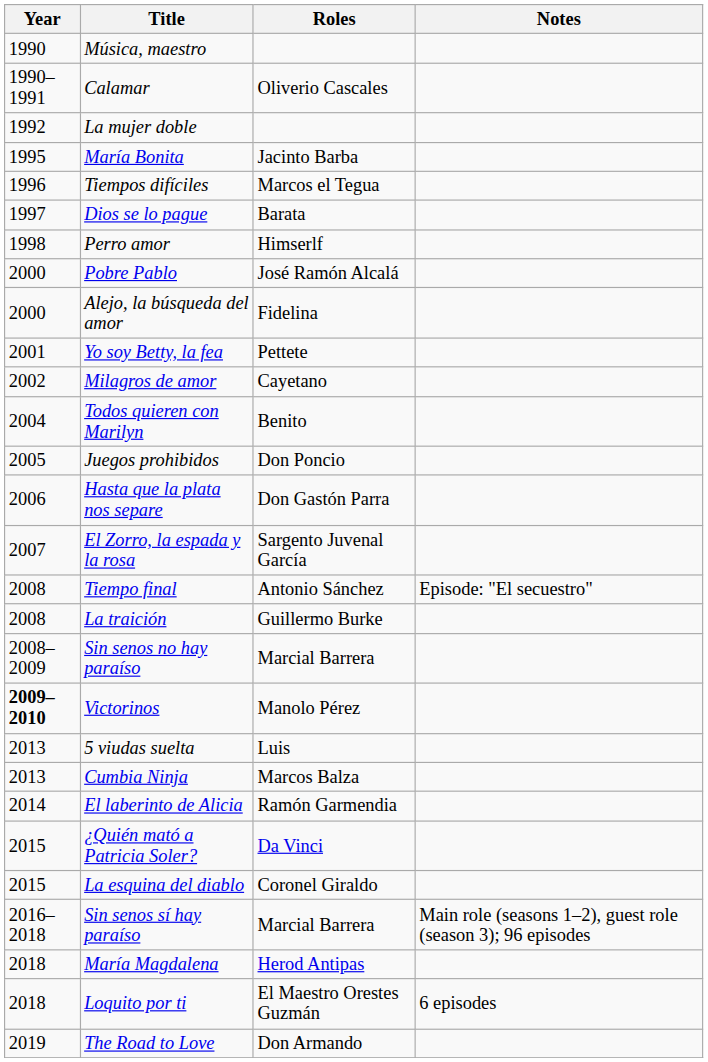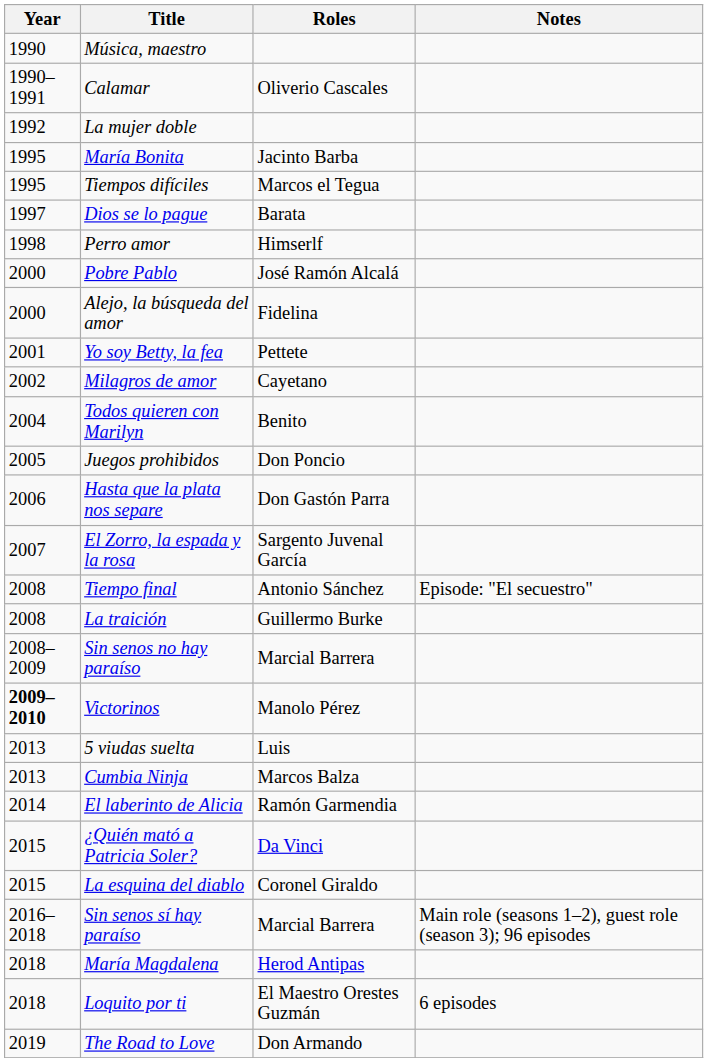(27, 185) 1996 -> (27, 185) 1995
